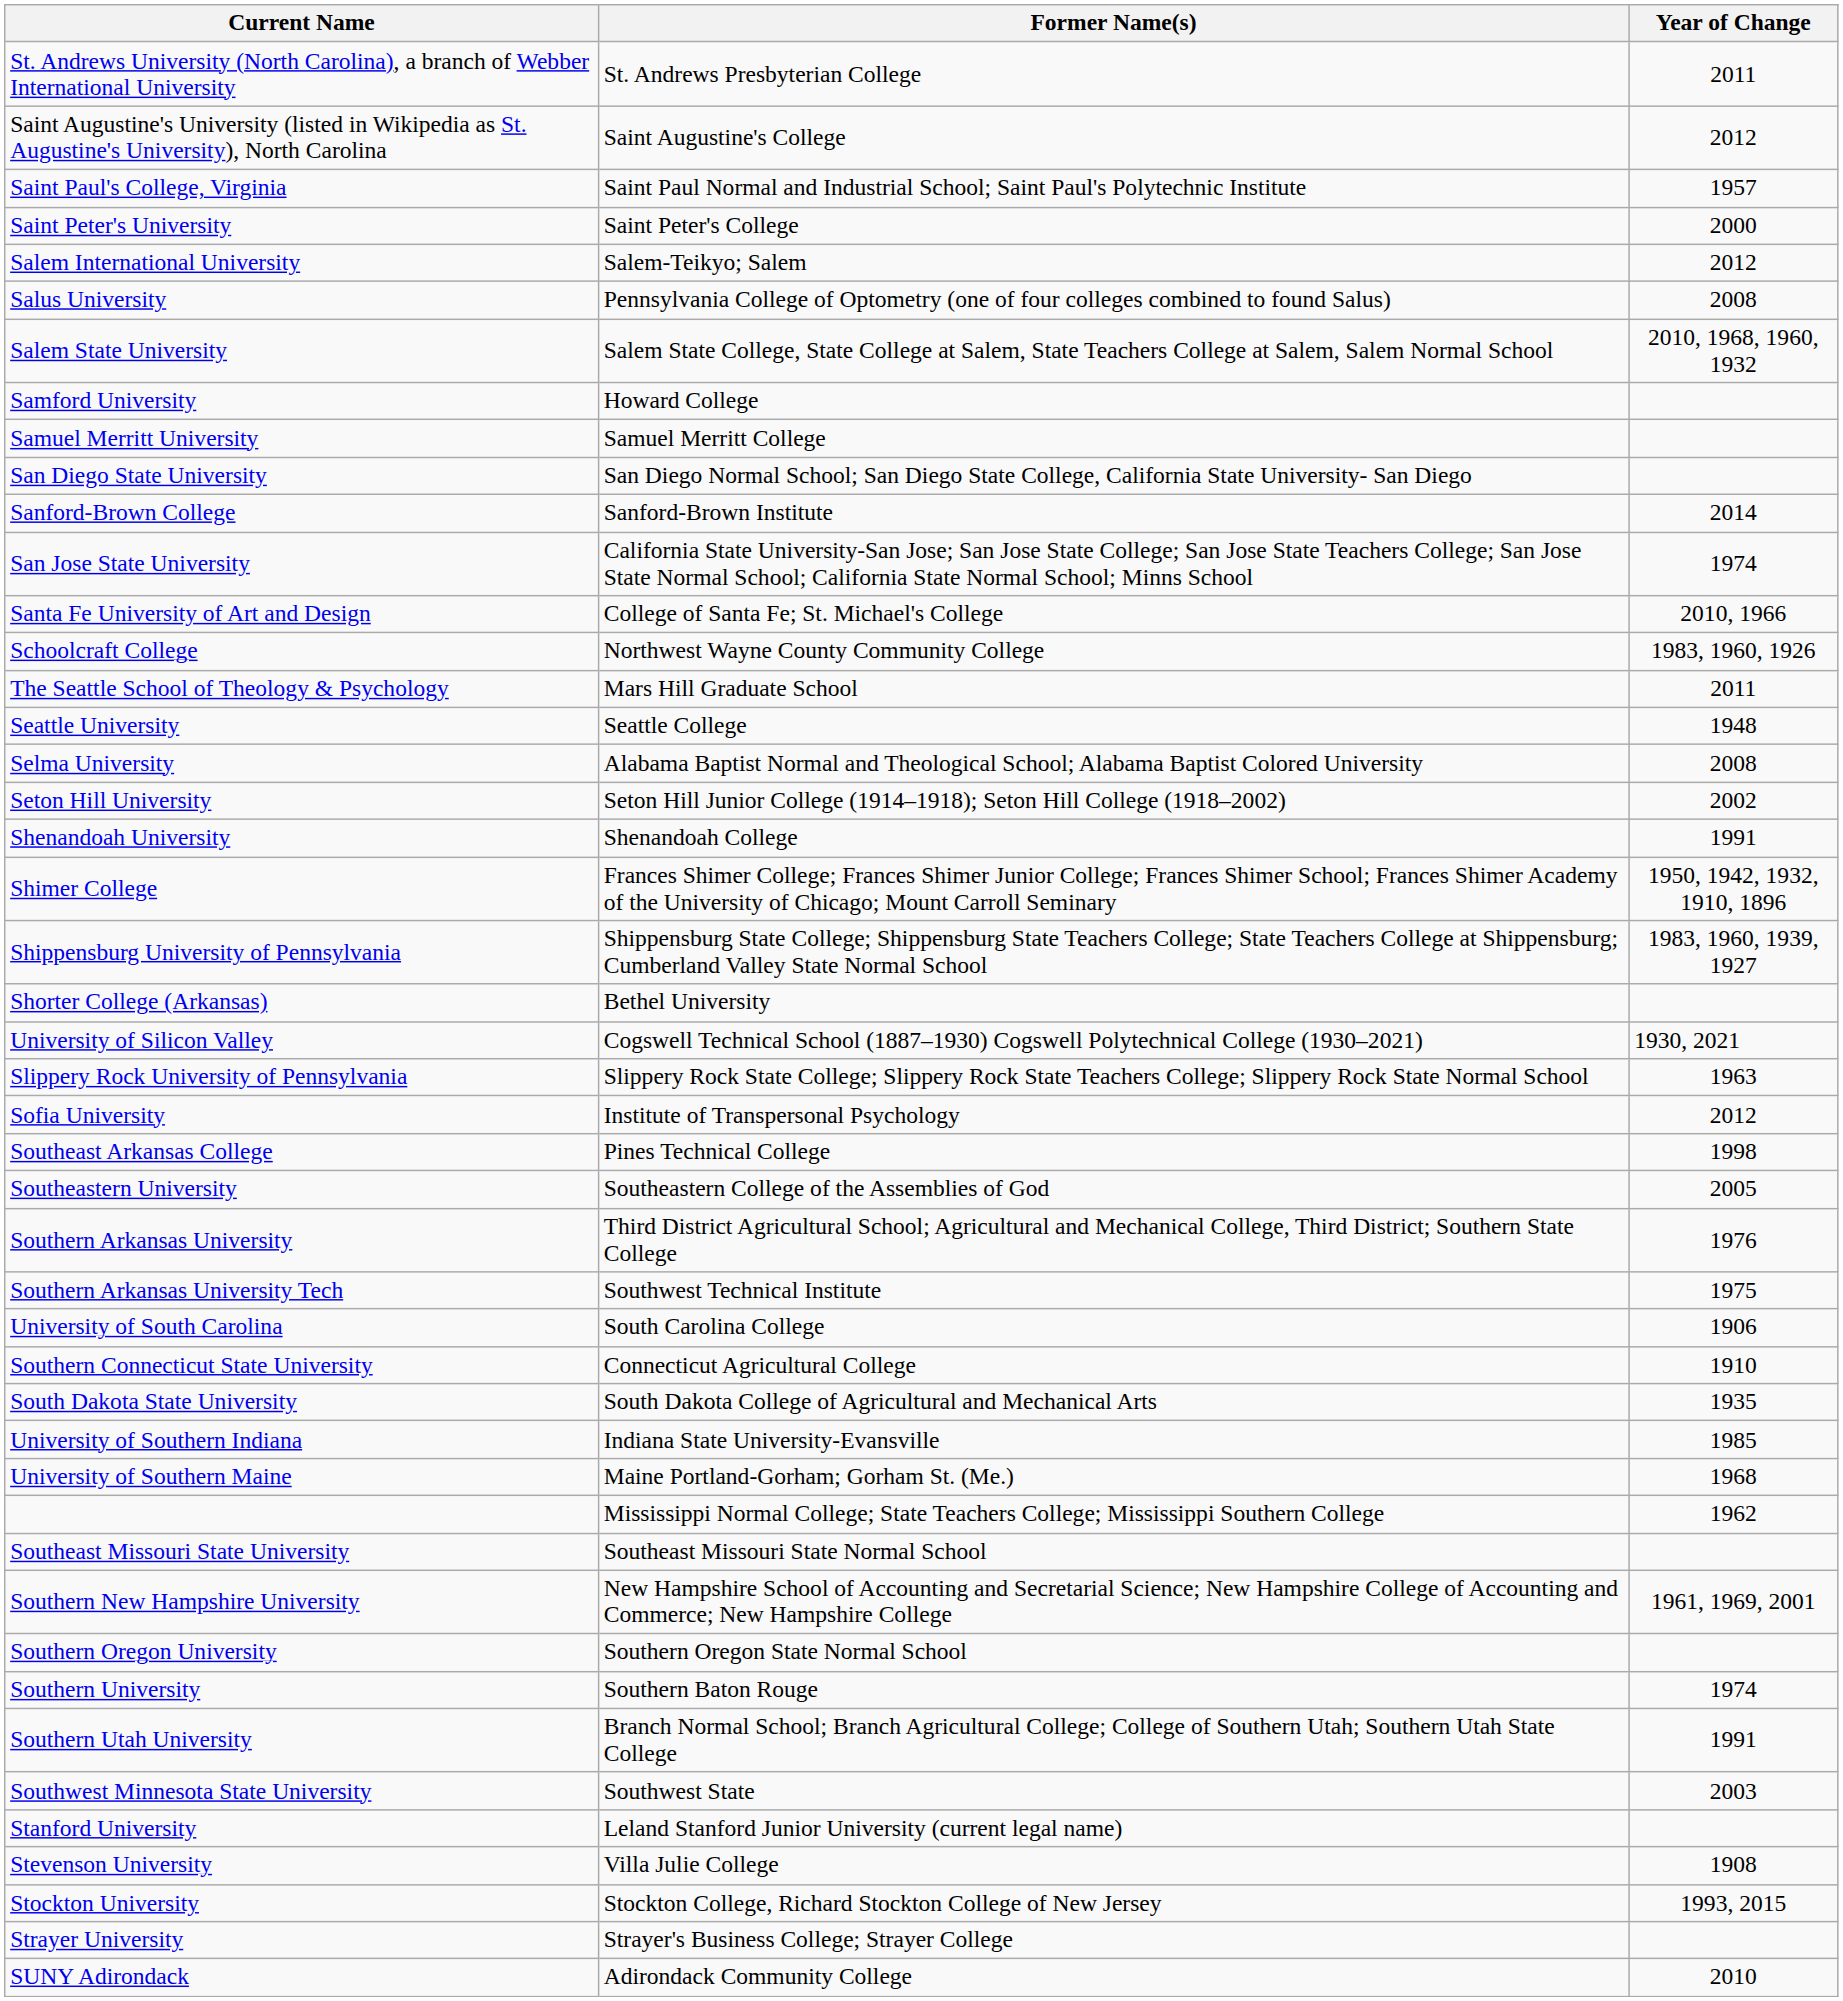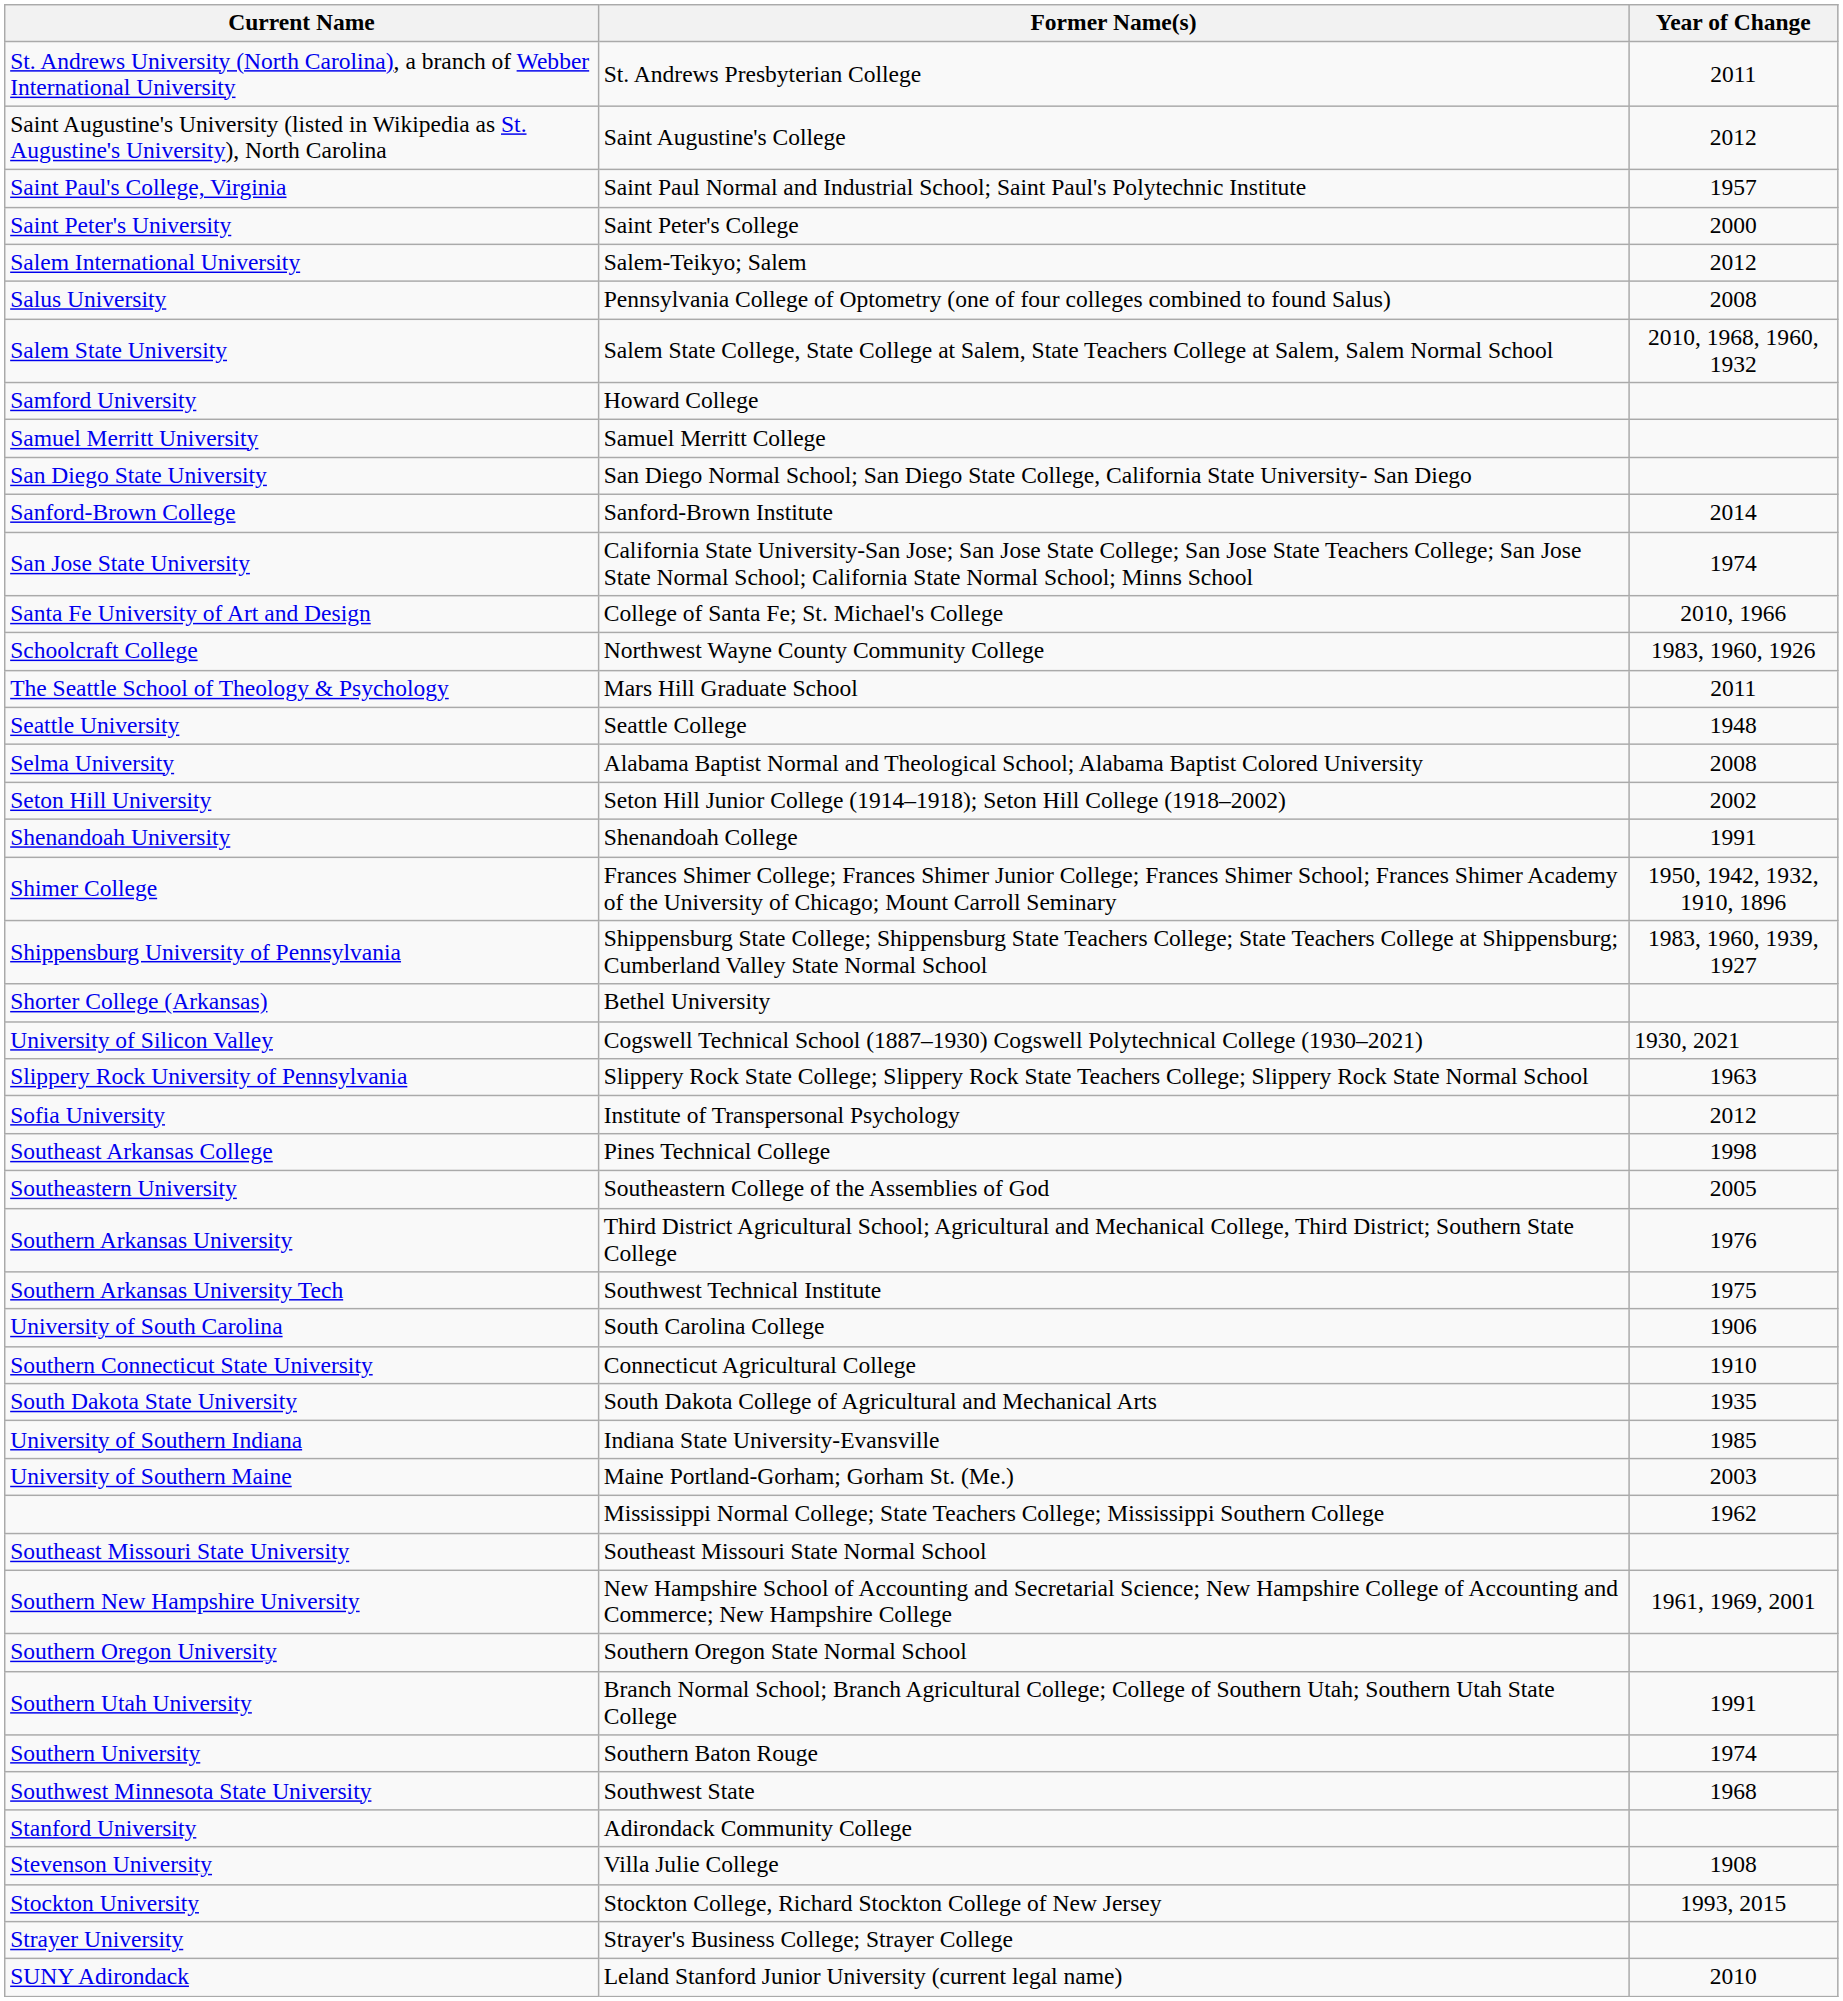(1733, 1476) 1968 -> (1733, 1476) 2003
rows swapped: (105, 1689) <-> (131, 1740)
(1733, 1790) 2003 -> (1733, 1790) 1968
(863, 1827) Leland Stanford Junior University (current legal name) -> (758, 1827) Adirondack Community College
(758, 1977) Adirondack Community College -> (863, 1977) Leland Stanford Junior University (current legal name)
